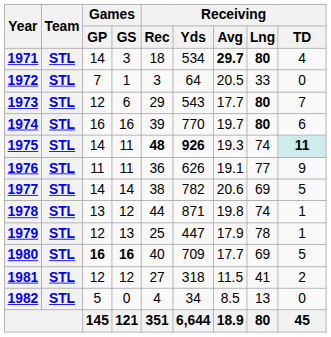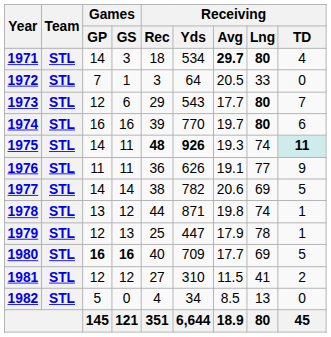(193, 277) 318 -> (193, 277) 310
